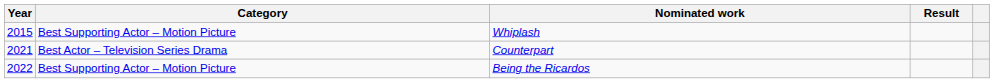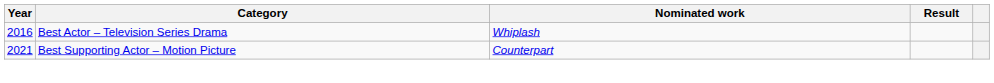(20, 31) 2015 -> (20, 31) 2016
(137, 31) Best Supporting Actor – Motion Picture -> (133, 31) Best Actor – Television Series Drama
(133, 50) Best Actor – Television Series Drama -> (137, 50) Best Supporting Actor – Motion Picture
- row: (541, 68)
